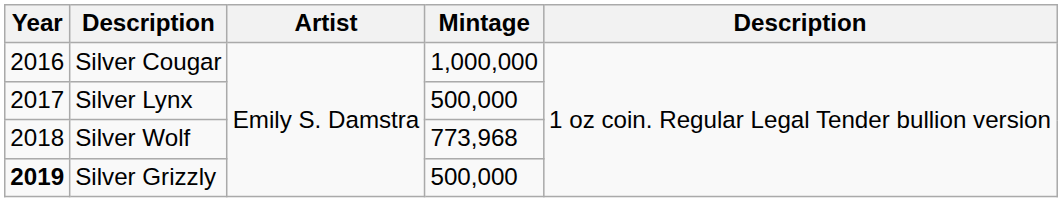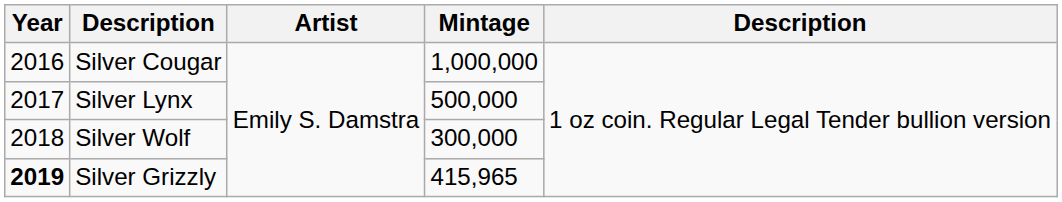(474, 138) 773,968 -> (474, 138) 300,000
(474, 176) 500,000 -> (474, 176) 415,965
